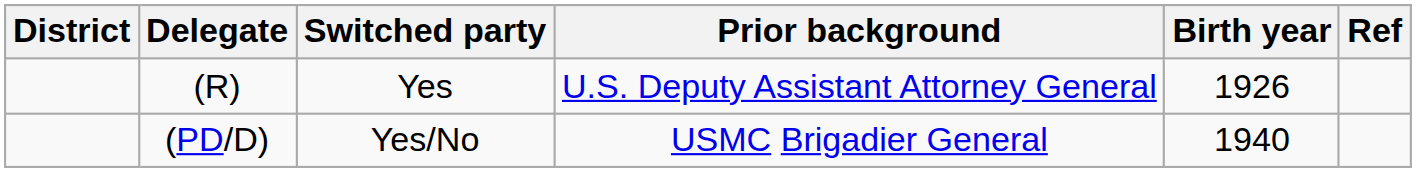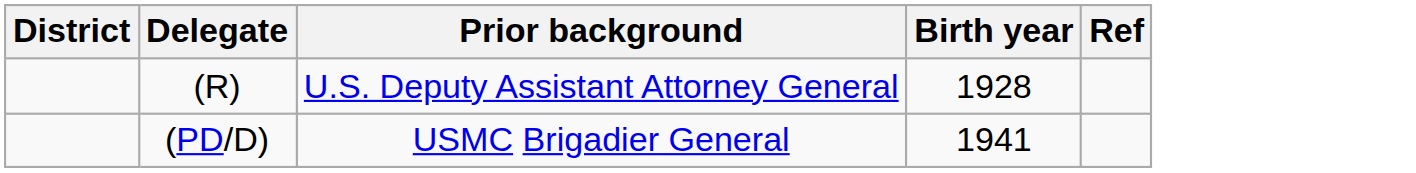- column: (425, 31)
(1252, 85) 1926 -> (994, 85) 1928
(1252, 139) 1940 -> (994, 139) 1941
